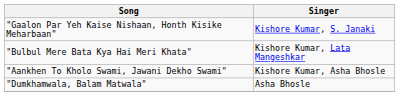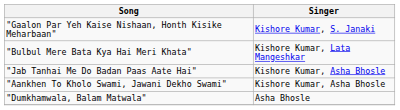+ row: (101, 71)
